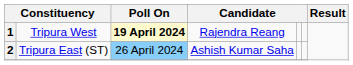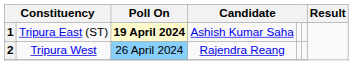(64, 32) Tripura West -> (64, 32) Tripura East (ST)
(242, 32) Rajendra Reang -> (242, 32) Ashish Kumar Saha
(64, 50) Tripura East (ST) -> (64, 50) Tripura West
(242, 50) Ashish Kumar Saha -> (242, 50) Rajendra Reang
